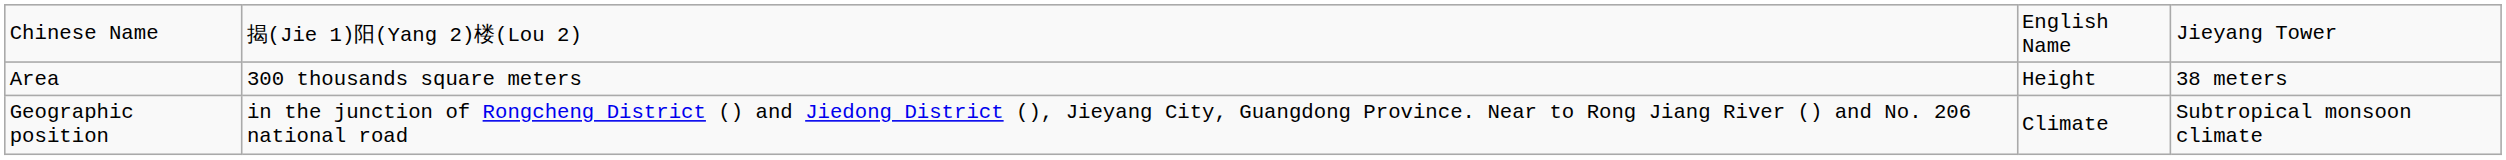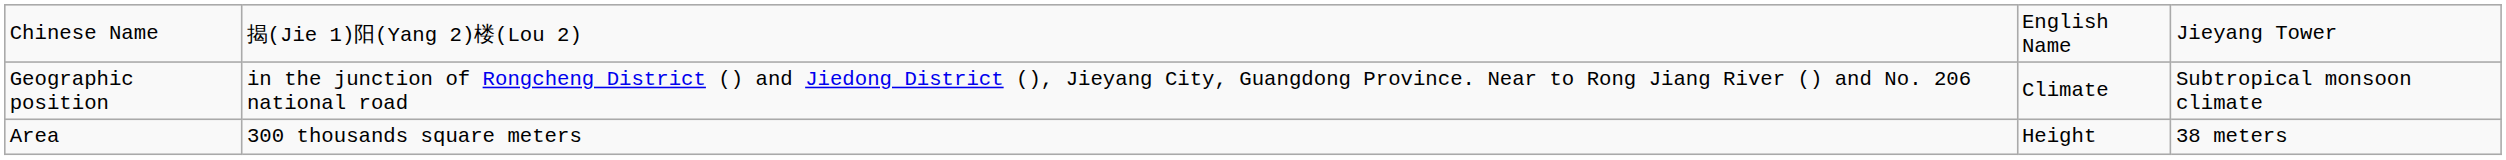rows swapped: (72, 125) <-> (35, 79)
